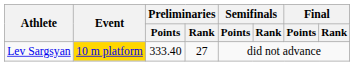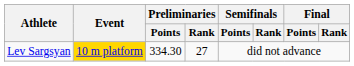(165, 51) 333.40 -> (165, 51) 334.30
